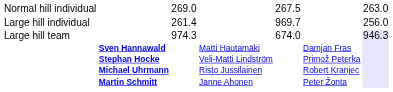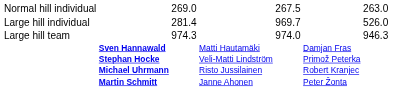(184, 22) 261.4 -> (184, 22) 281.4
(376, 22) 256.0 -> (376, 22) 526.0
(288, 36) 674.0 -> (288, 36) 974.0
(376, 36) lavender background -> (376, 36) no background
